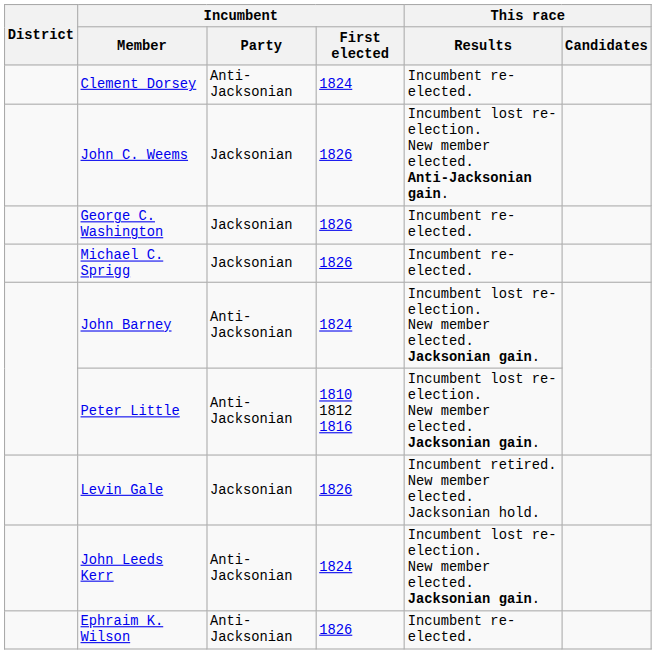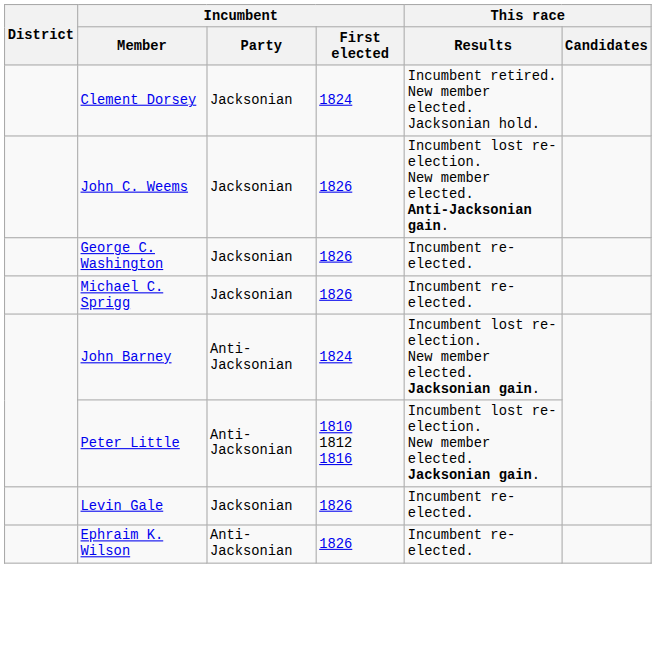(251, 85) Anti-Jacksonian -> (251, 100) Jacksonian
(461, 85) Incumbent re-elected. -> (482, 100) Incumbent retired. New member elected. Jacksonian hold.
(482, 490) Incumbent retired. New member elected. Jacksonian hold. -> (461, 505) Incumbent re-elected.
- row: (122, 568)
